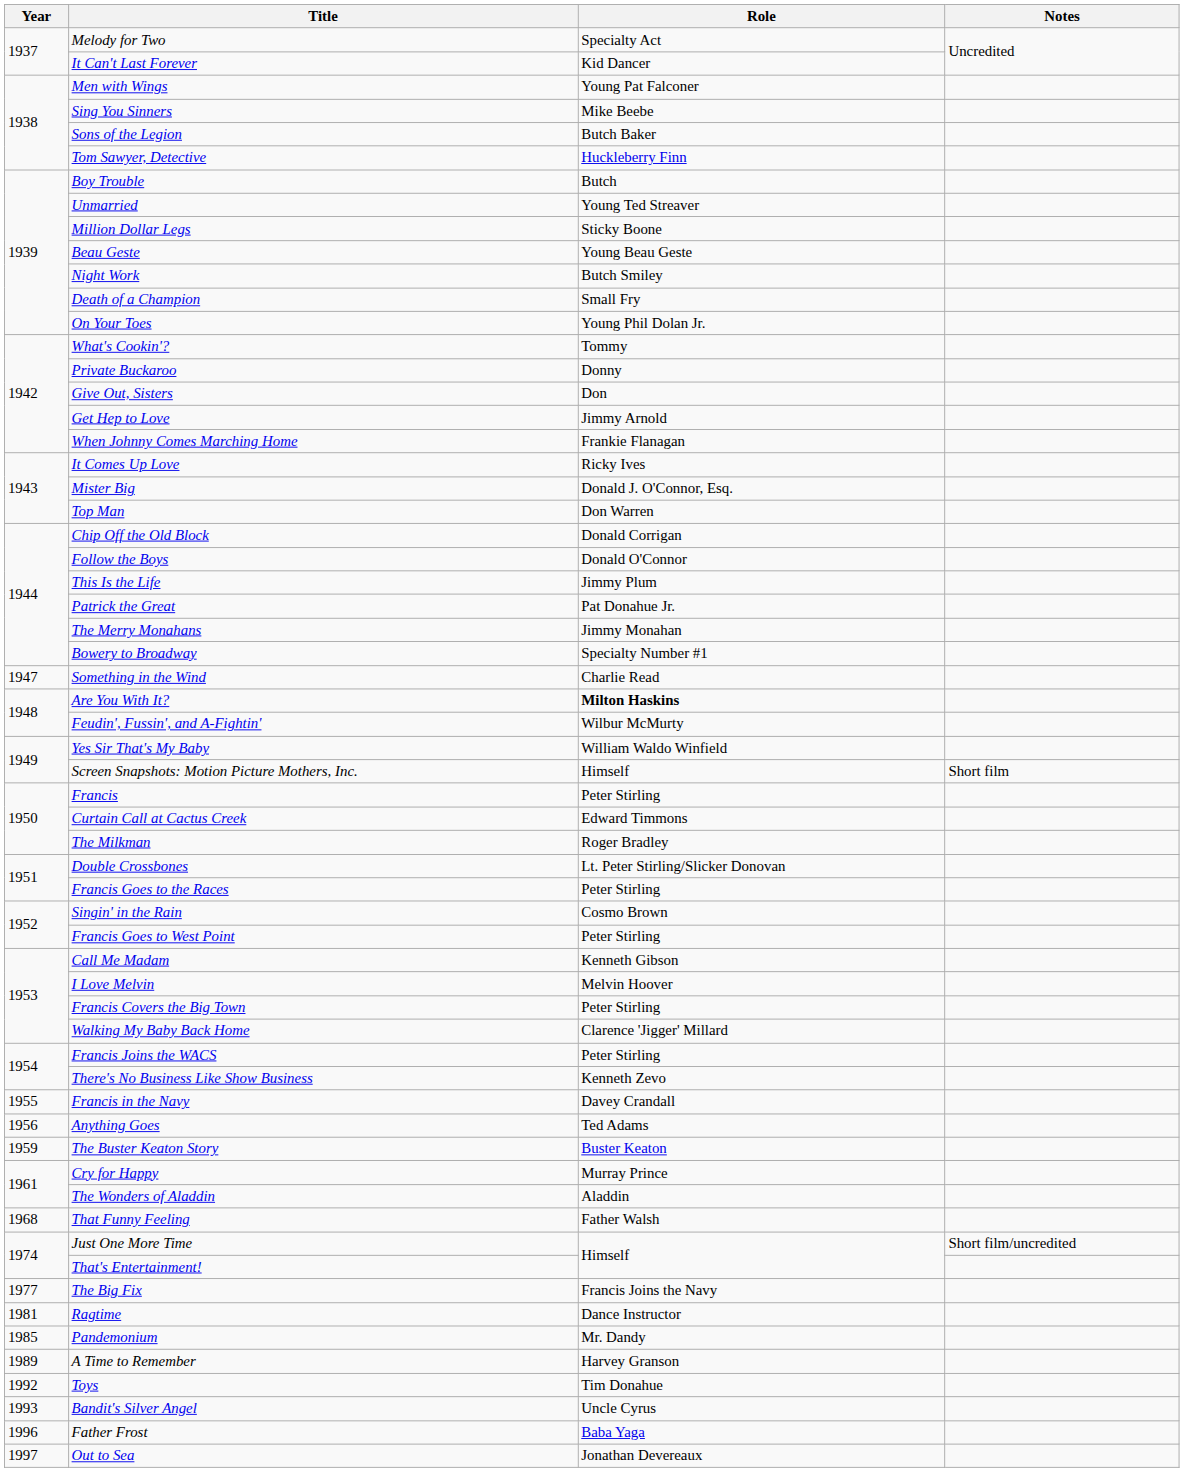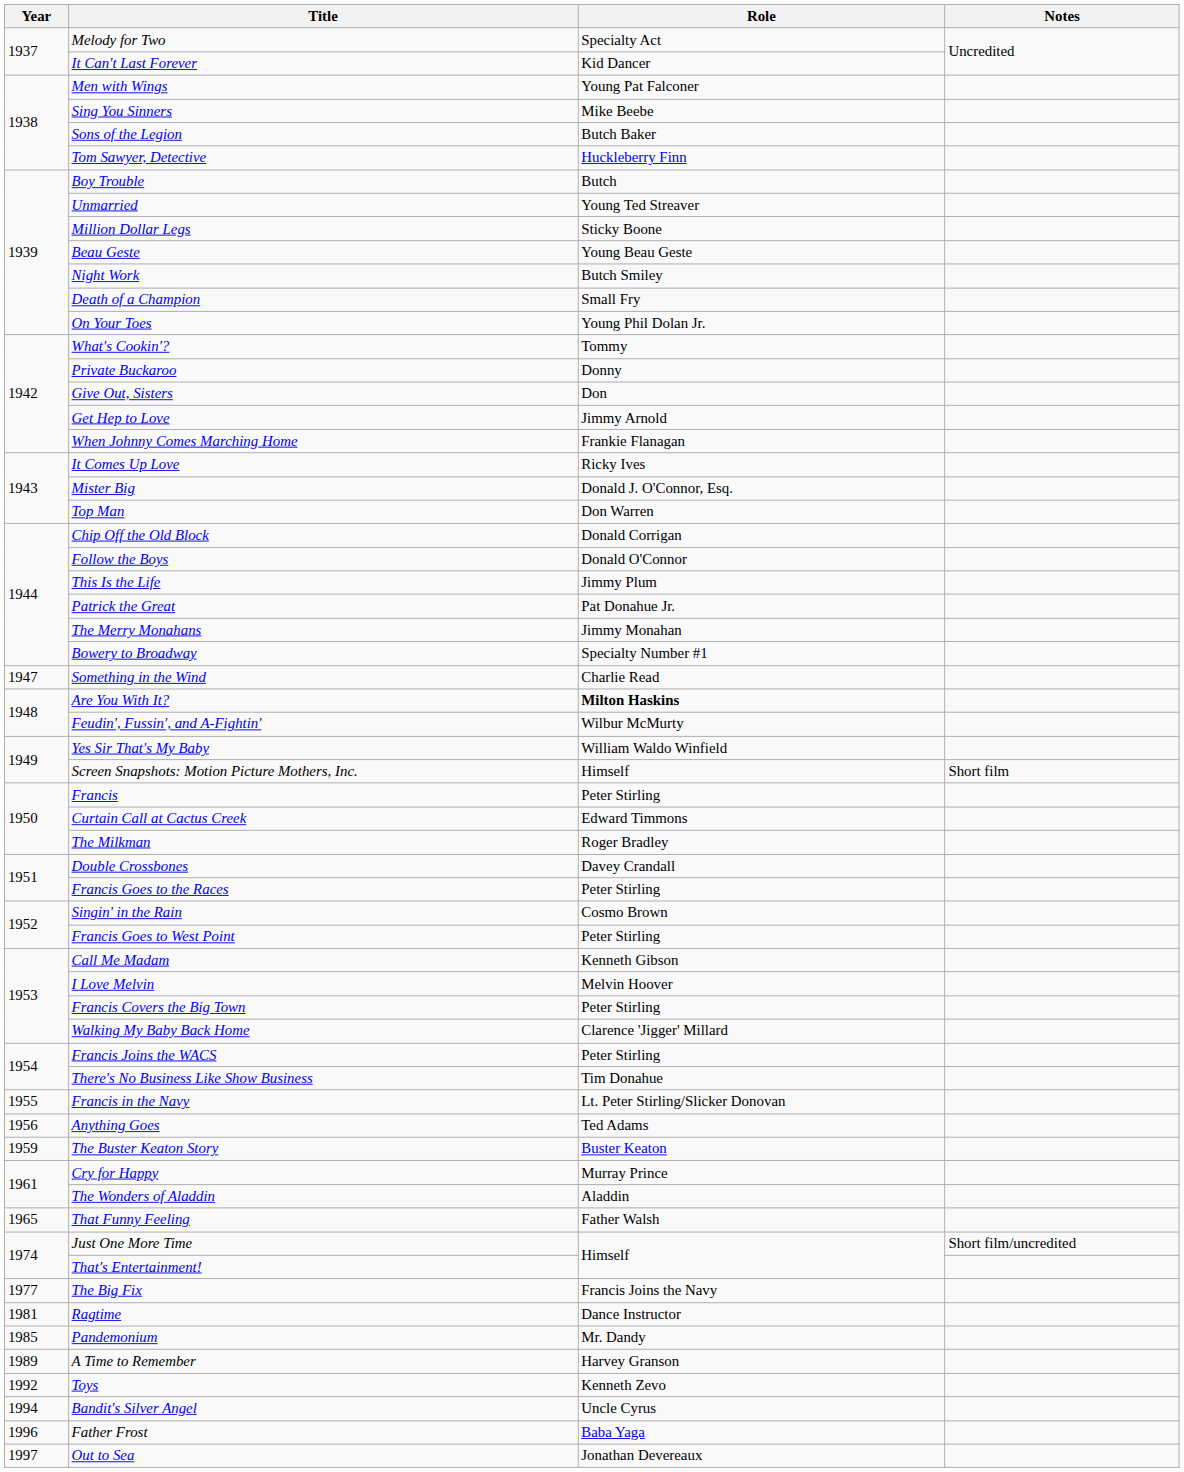(683, 865) Lt. Peter Stirling/Slicker Donovan -> (628, 865) Davey Crandall
(624, 1078) Kenneth Zevo -> (622, 1078) Tim Donahue
(628, 1101) Davey Crandall -> (683, 1101) Lt. Peter Stirling/Slicker Donovan
(23, 1219) 1968 -> (23, 1219) 1965
(622, 1385) Tim Donahue -> (624, 1385) Kenneth Zevo
(23, 1408) 1993 -> (23, 1408) 1994
